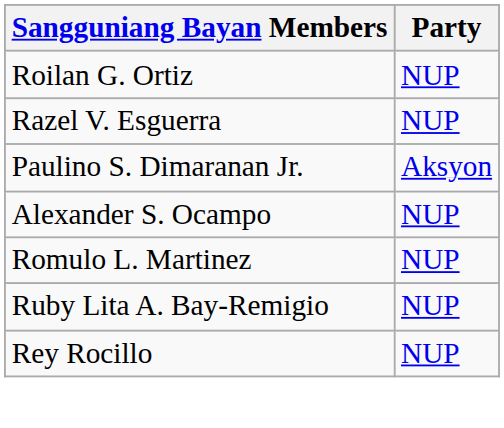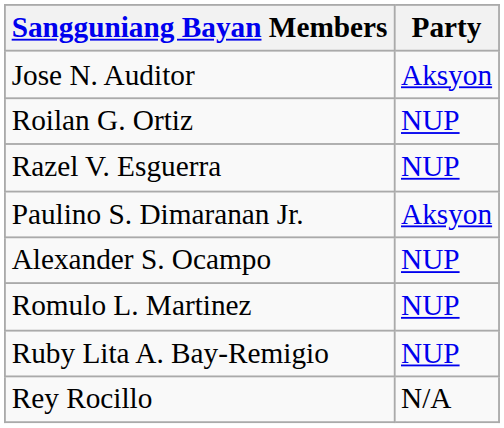+ row: (103, 74)
(430, 352) NUP -> (426, 399) N/A
